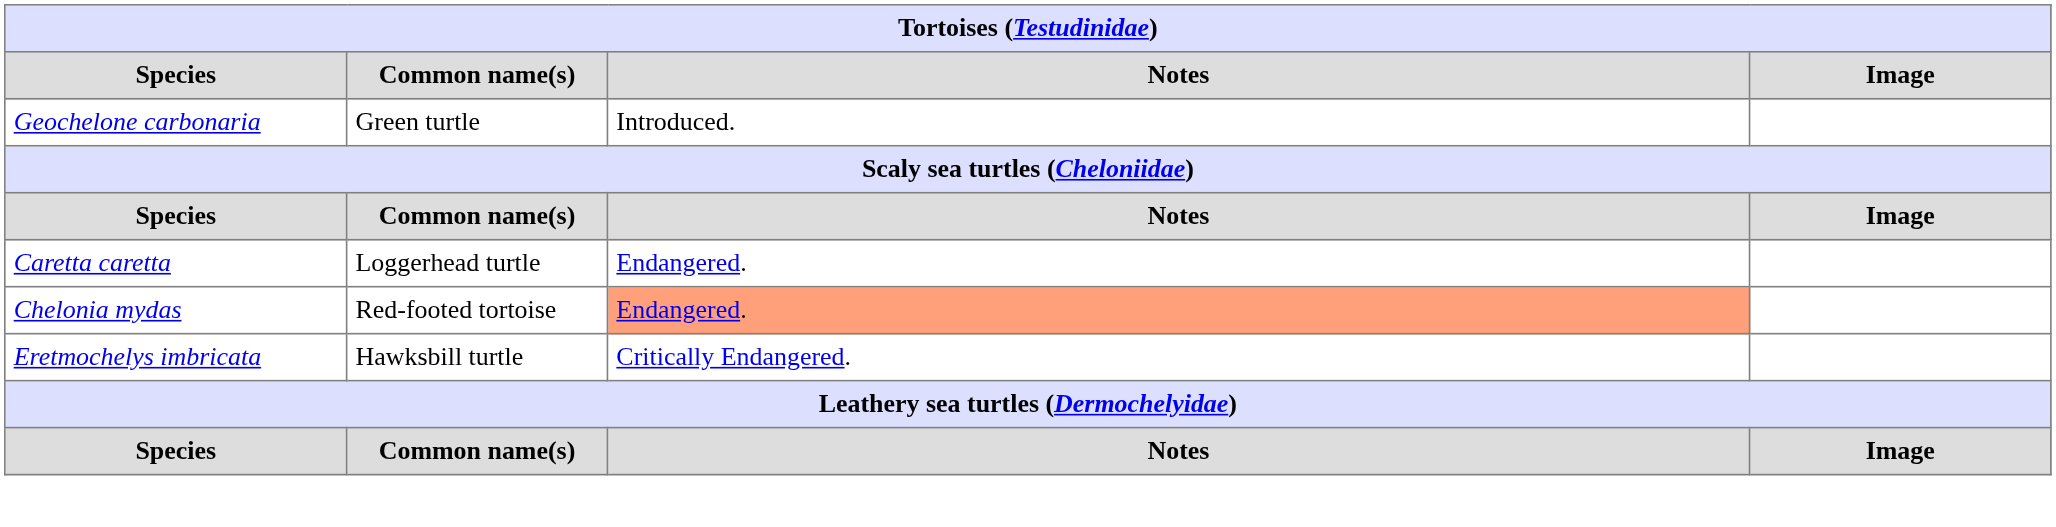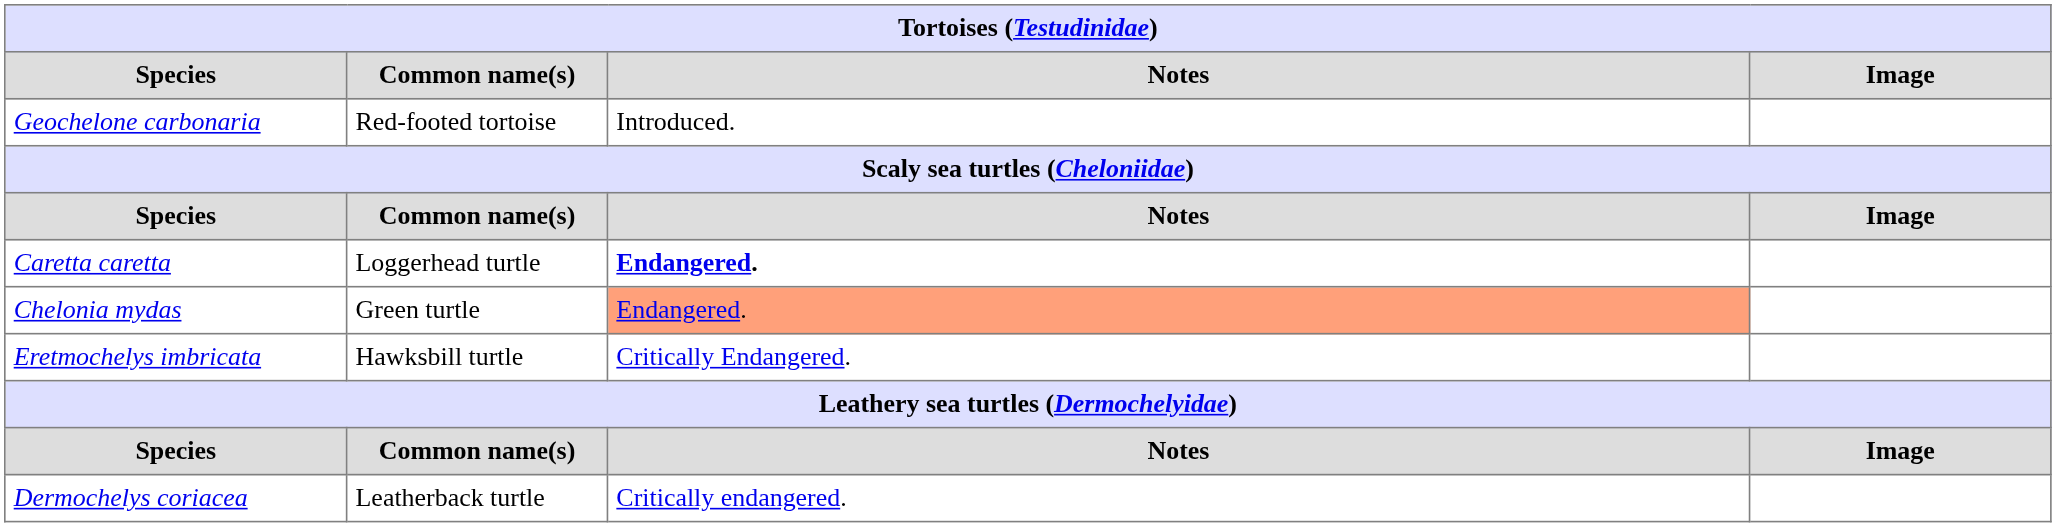(418, 121) Green turtle -> (456, 121) Red-footed tortoise
(681, 262) normal -> (687, 262) bold
(456, 309) Red-footed tortoise -> (418, 309) Green turtle
+ row: (131, 497)
